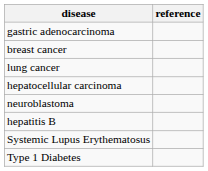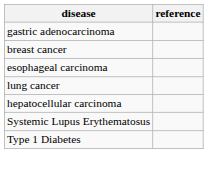+ row: (57, 67)
- row: (40, 103)
- row: (31, 121)
